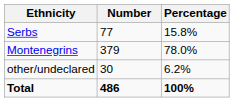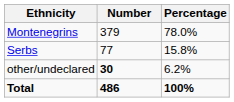rows swapped: (42, 50) <-> (22, 32)
(107, 69) normal -> (107, 69) bold
